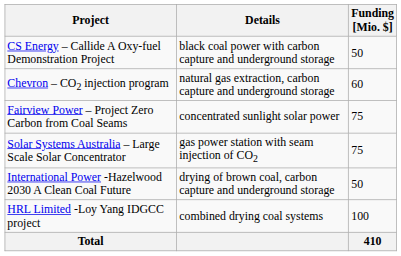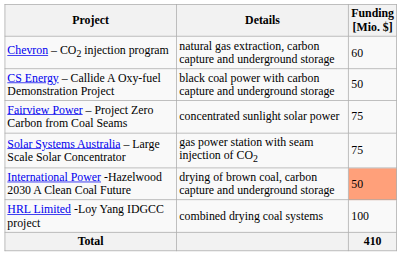rows swapped: (88, 84) <-> (84, 52)
(357, 184) no background -> (357, 184) lightsalmon background
